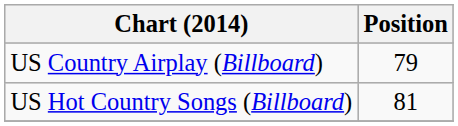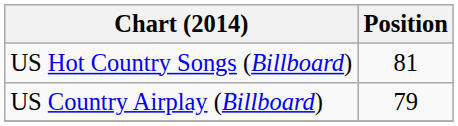rows swapped: (167, 62) <-> (181, 101)
